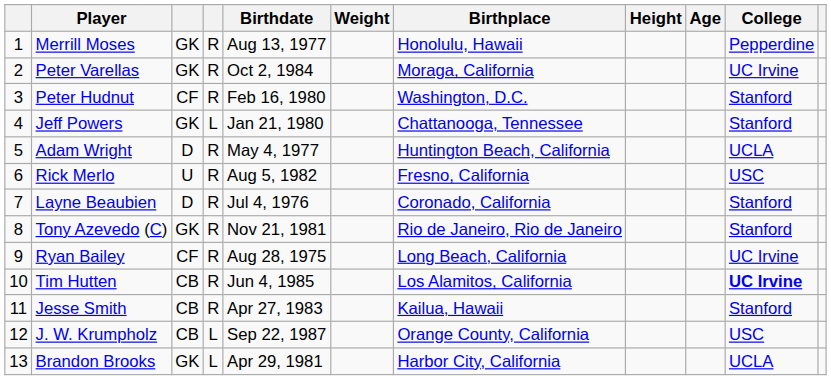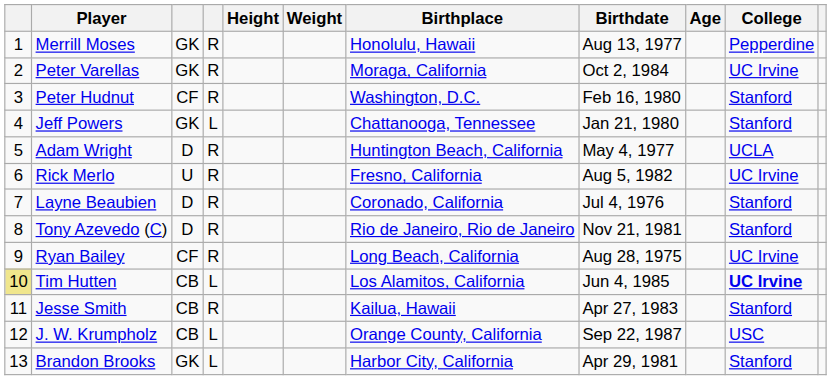columns swapped: (656, 18) <-> (277, 18)
(747, 177) USC -> (764, 177) UC Irvine
(187, 229) GK -> (187, 229) D
(18, 282) no background -> (18, 282) khaki background
(213, 282) R -> (213, 282) L
(751, 361) UCLA -> (760, 361) Stanford
